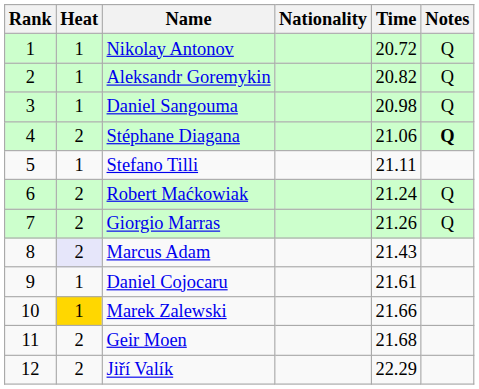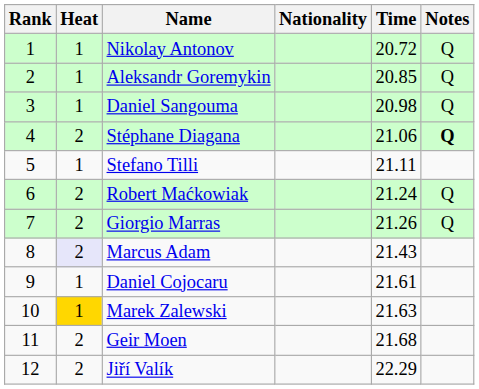(396, 77) 20.82 -> (396, 77) 20.85
(396, 310) 21.66 -> (396, 310) 21.63
